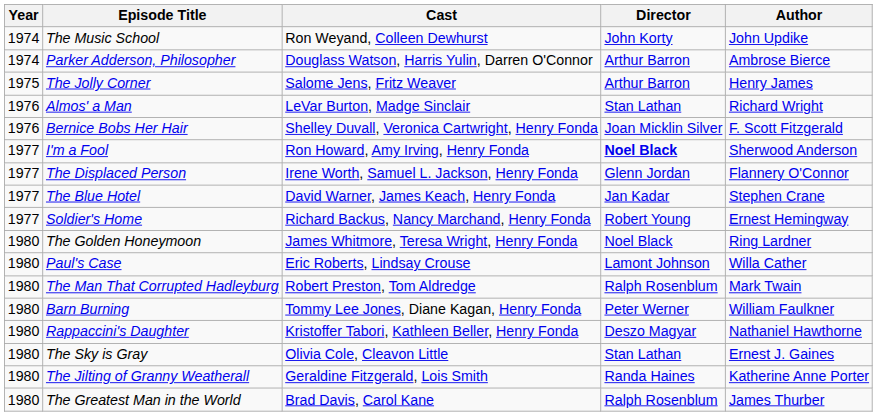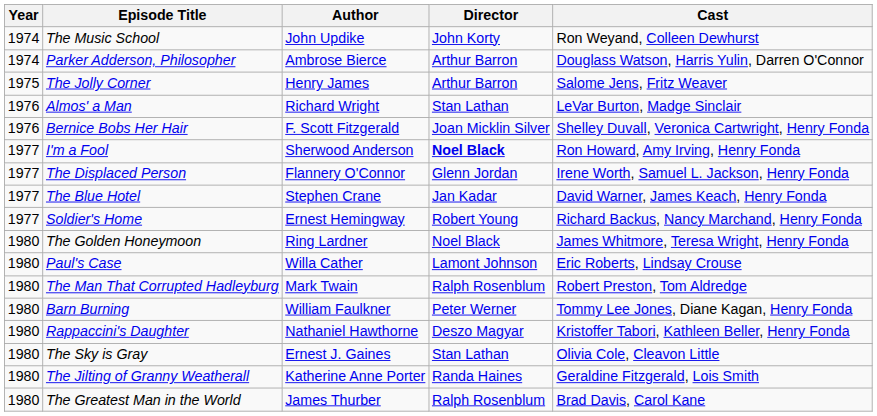columns swapped: (799, 15) <-> (442, 15)
